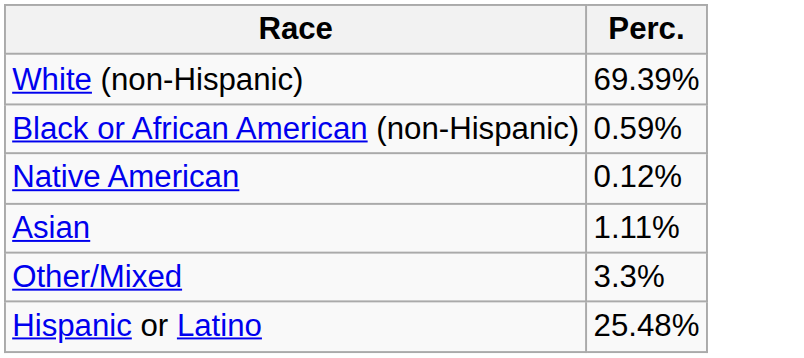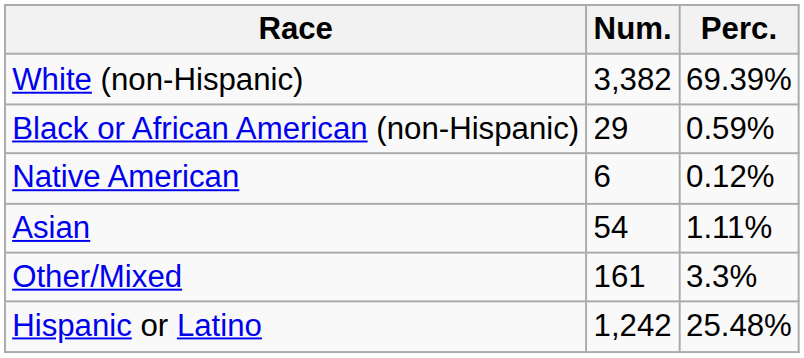+ column: (633, 29)
